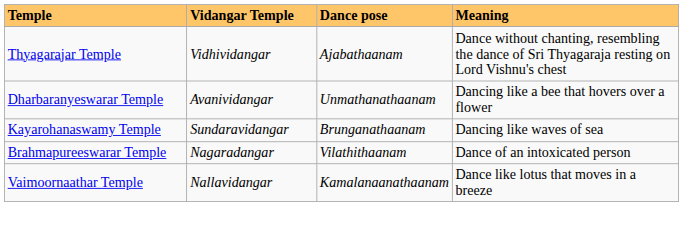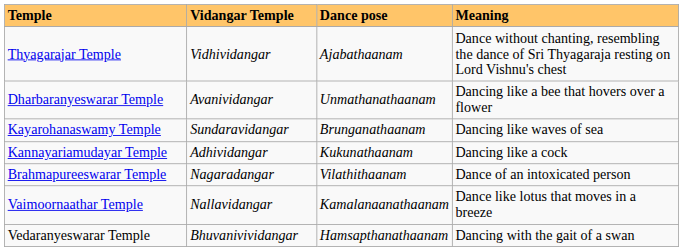+ row: (87, 152)
+ row: (79, 235)
